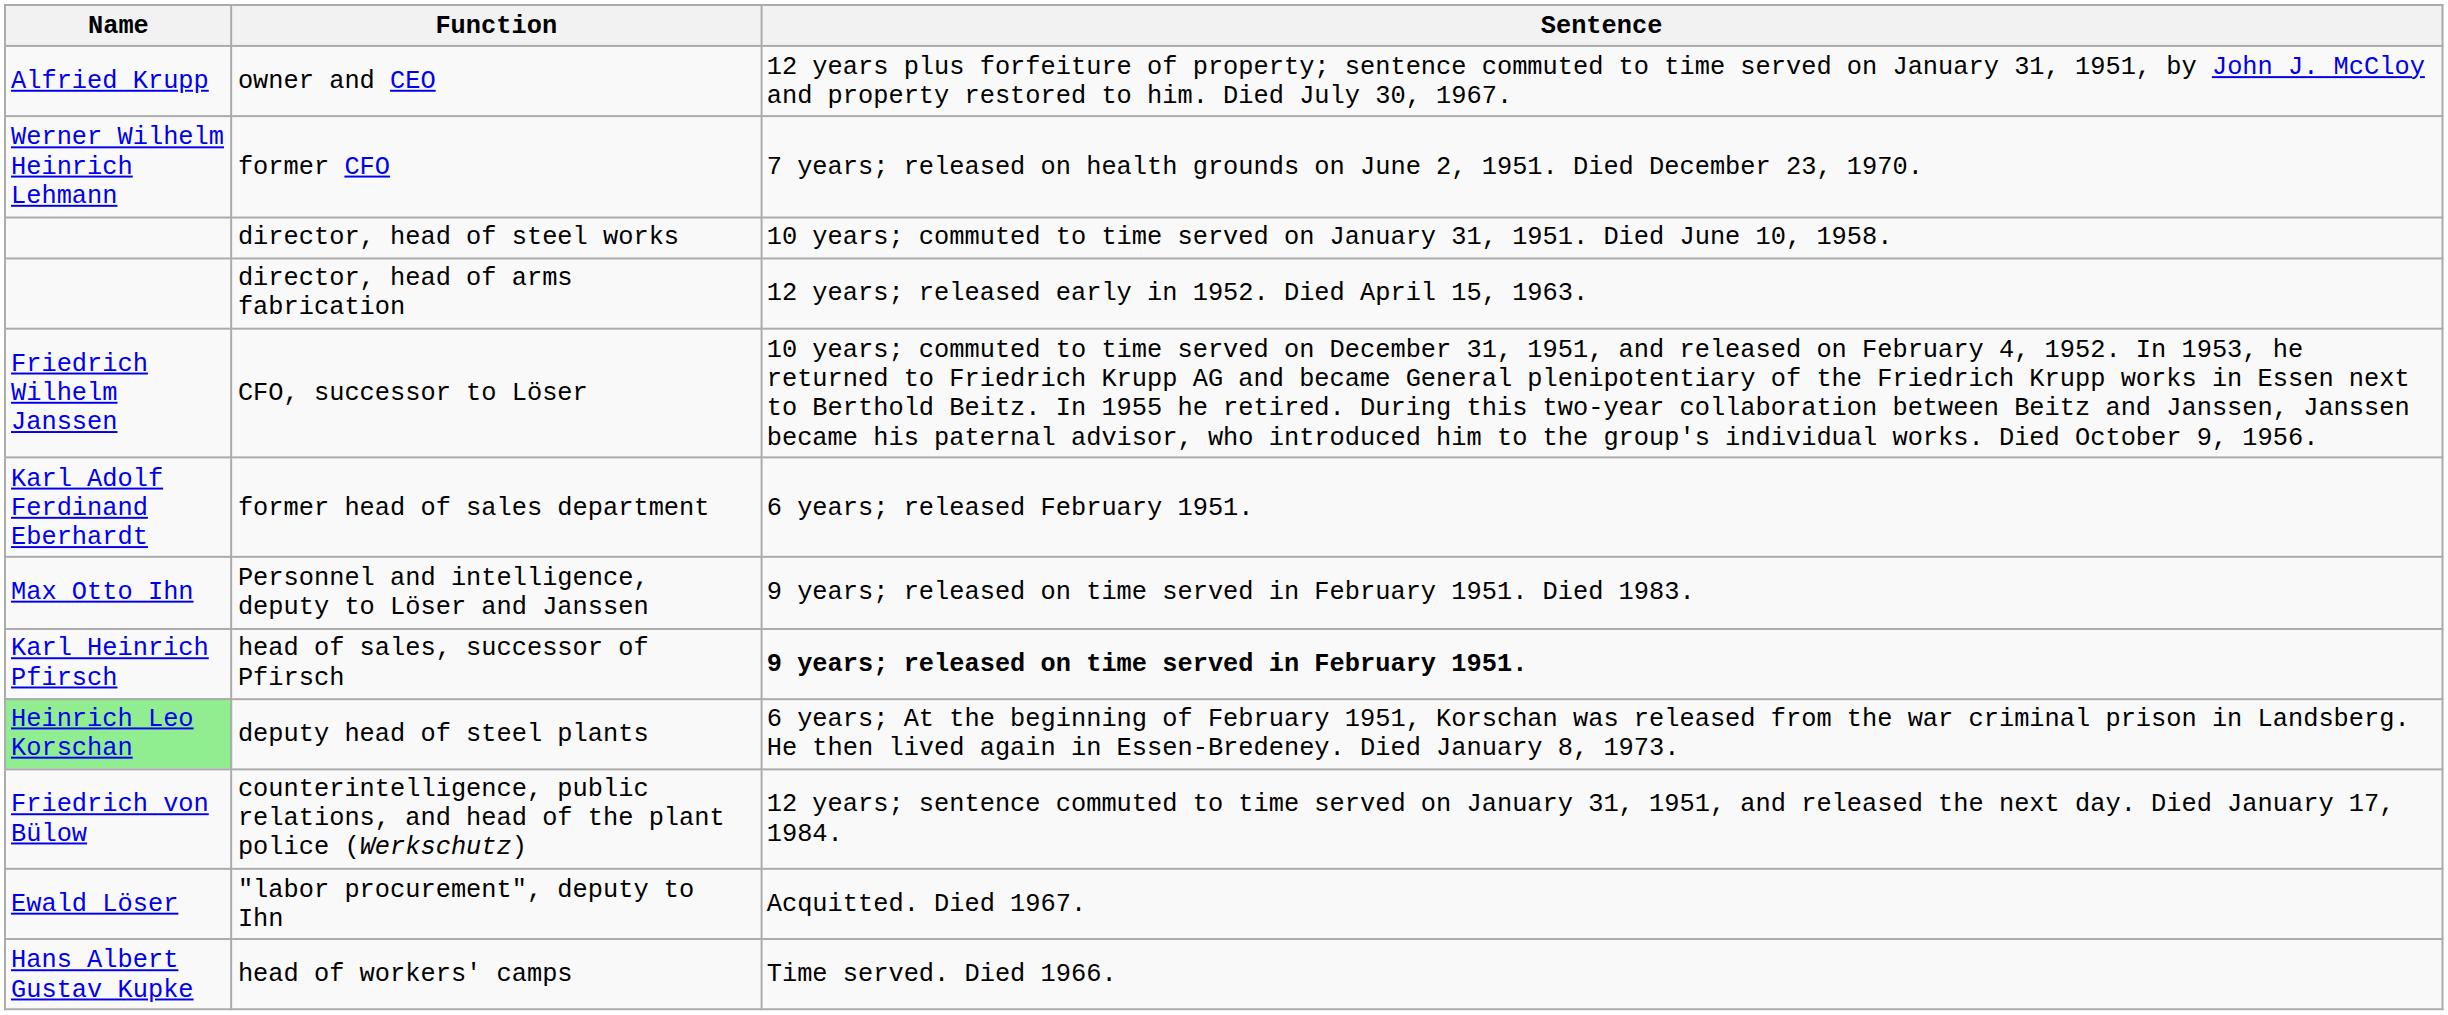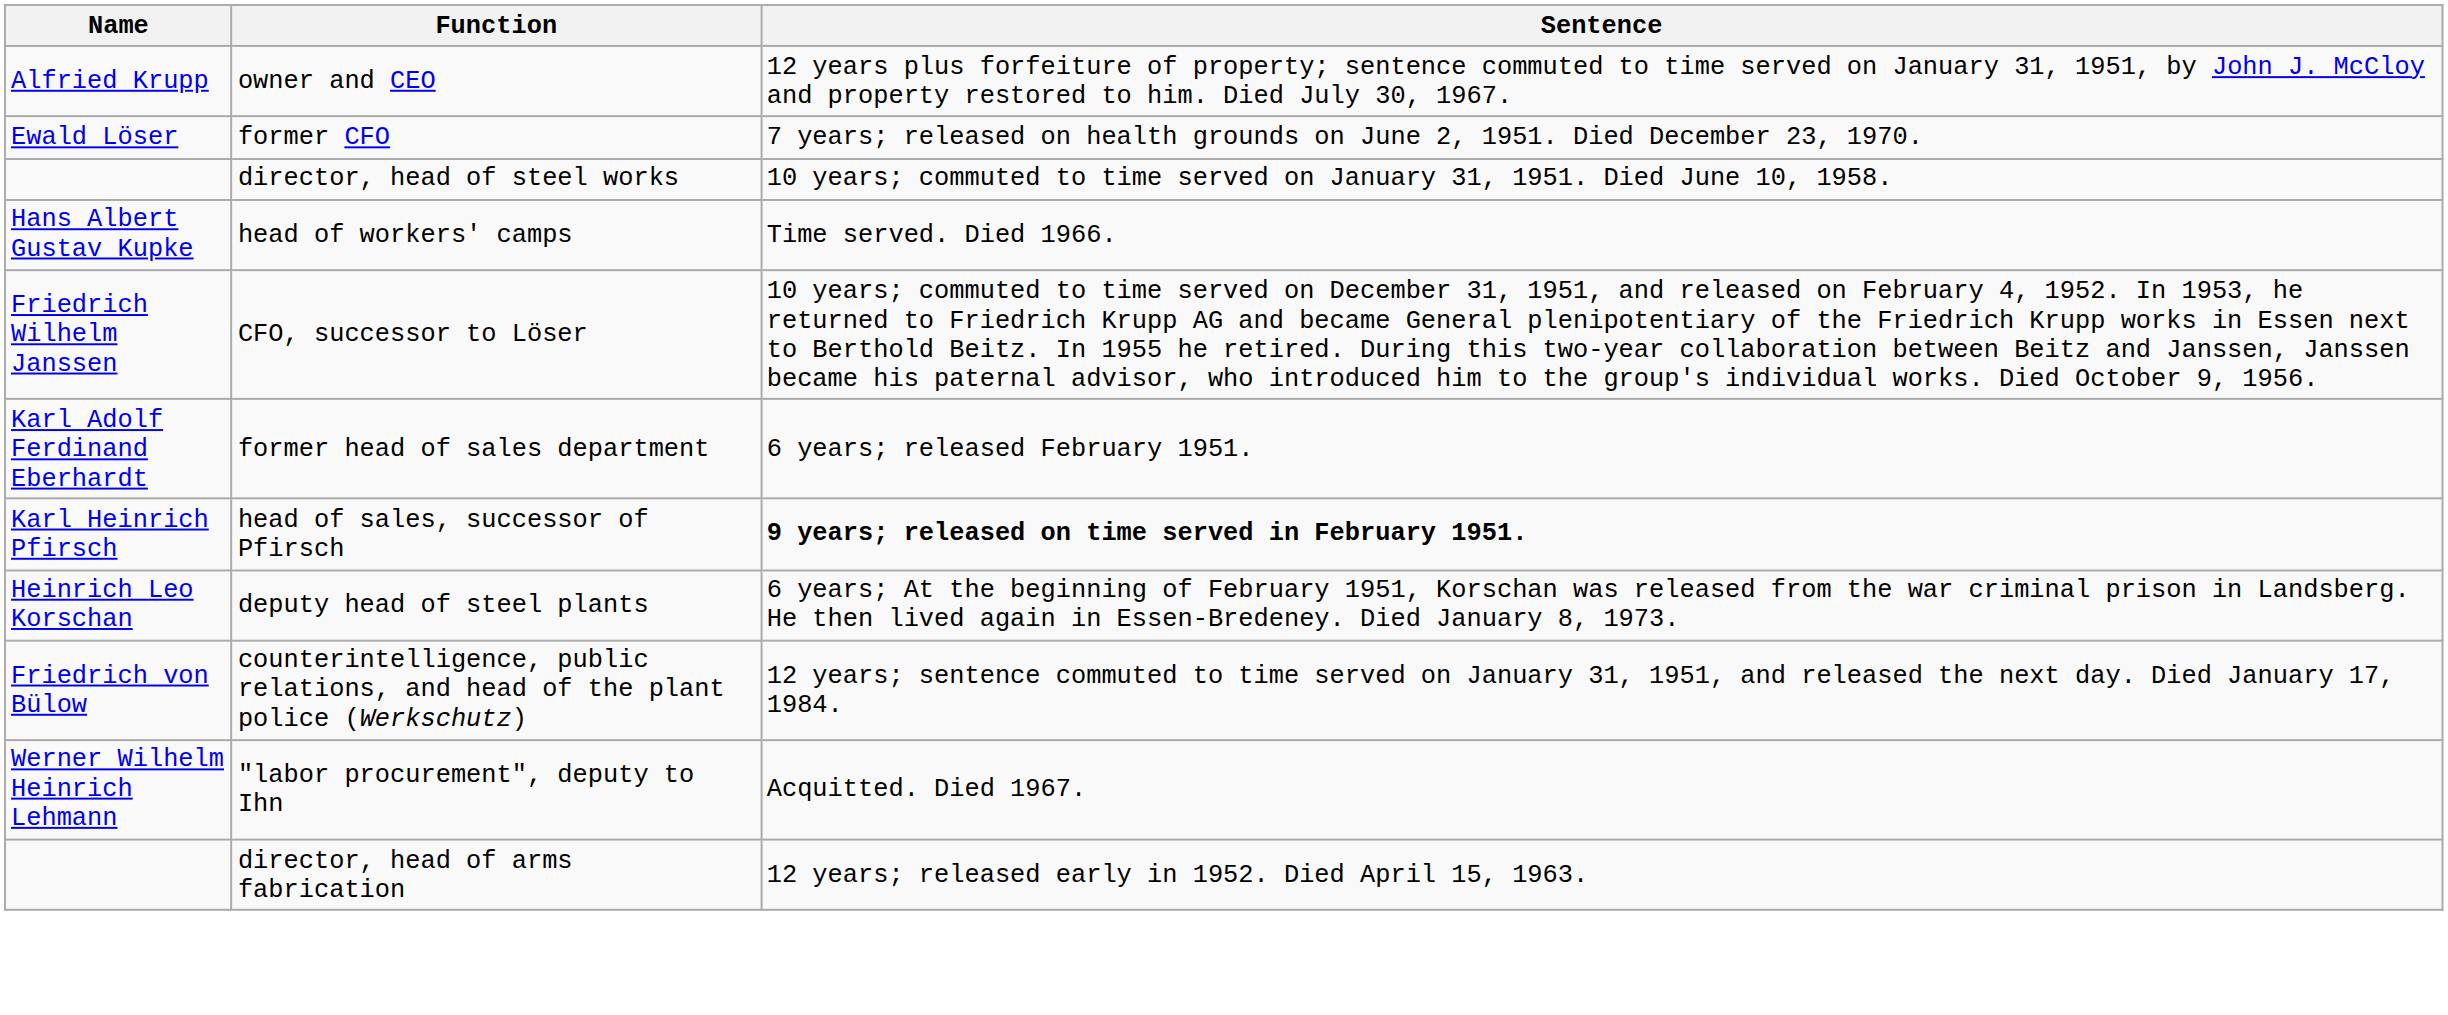(117, 167) Werner Wilhelm Heinrich Lehmann -> (95, 138) Ewald Löser
rows swapped: (405, 293) <-> (405, 975)
- row: (443, 593)
(102, 734) lightgreen background -> (102, 605) no background
(95, 904) Ewald Löser -> (117, 790) Werner Wilhelm Heinrich Lehmann
